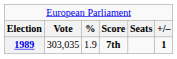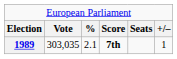(90, 44) 1.9 -> (90, 44) 2.1
(164, 44) bold -> (164, 44) normal
